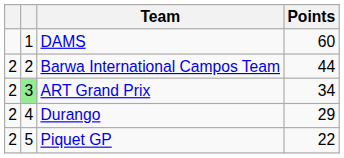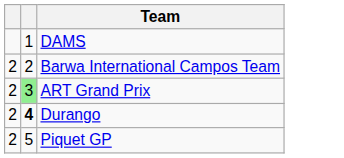- column: (311, 16)
(29, 115) normal -> (29, 115) bold
